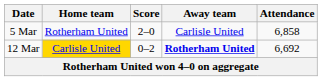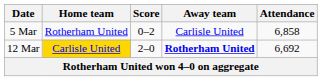(146, 31) 2–0 -> (146, 31) 0–2
(146, 48) 0–2 -> (146, 48) 2–0
